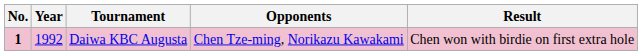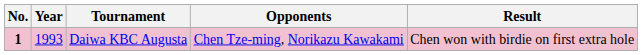(49, 39) 1992 -> (49, 39) 1993
